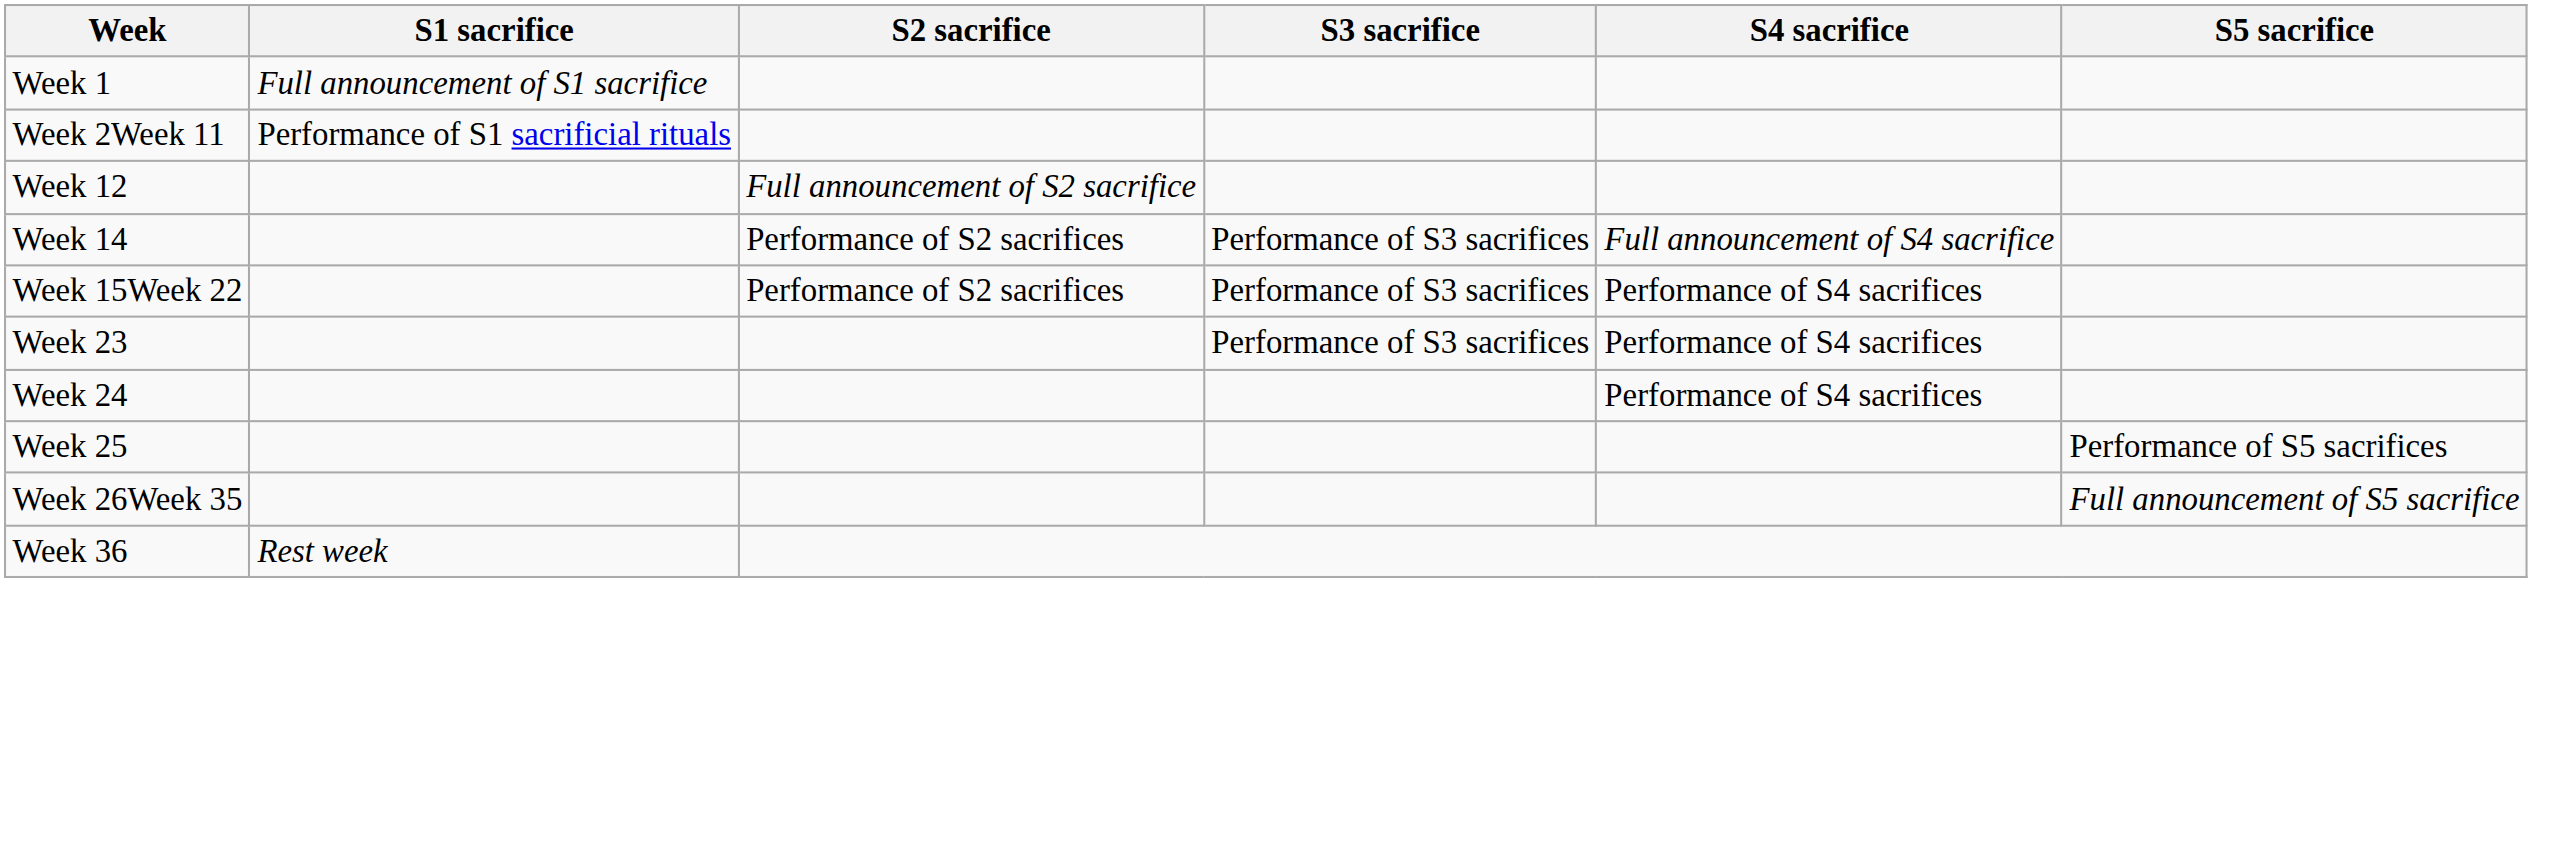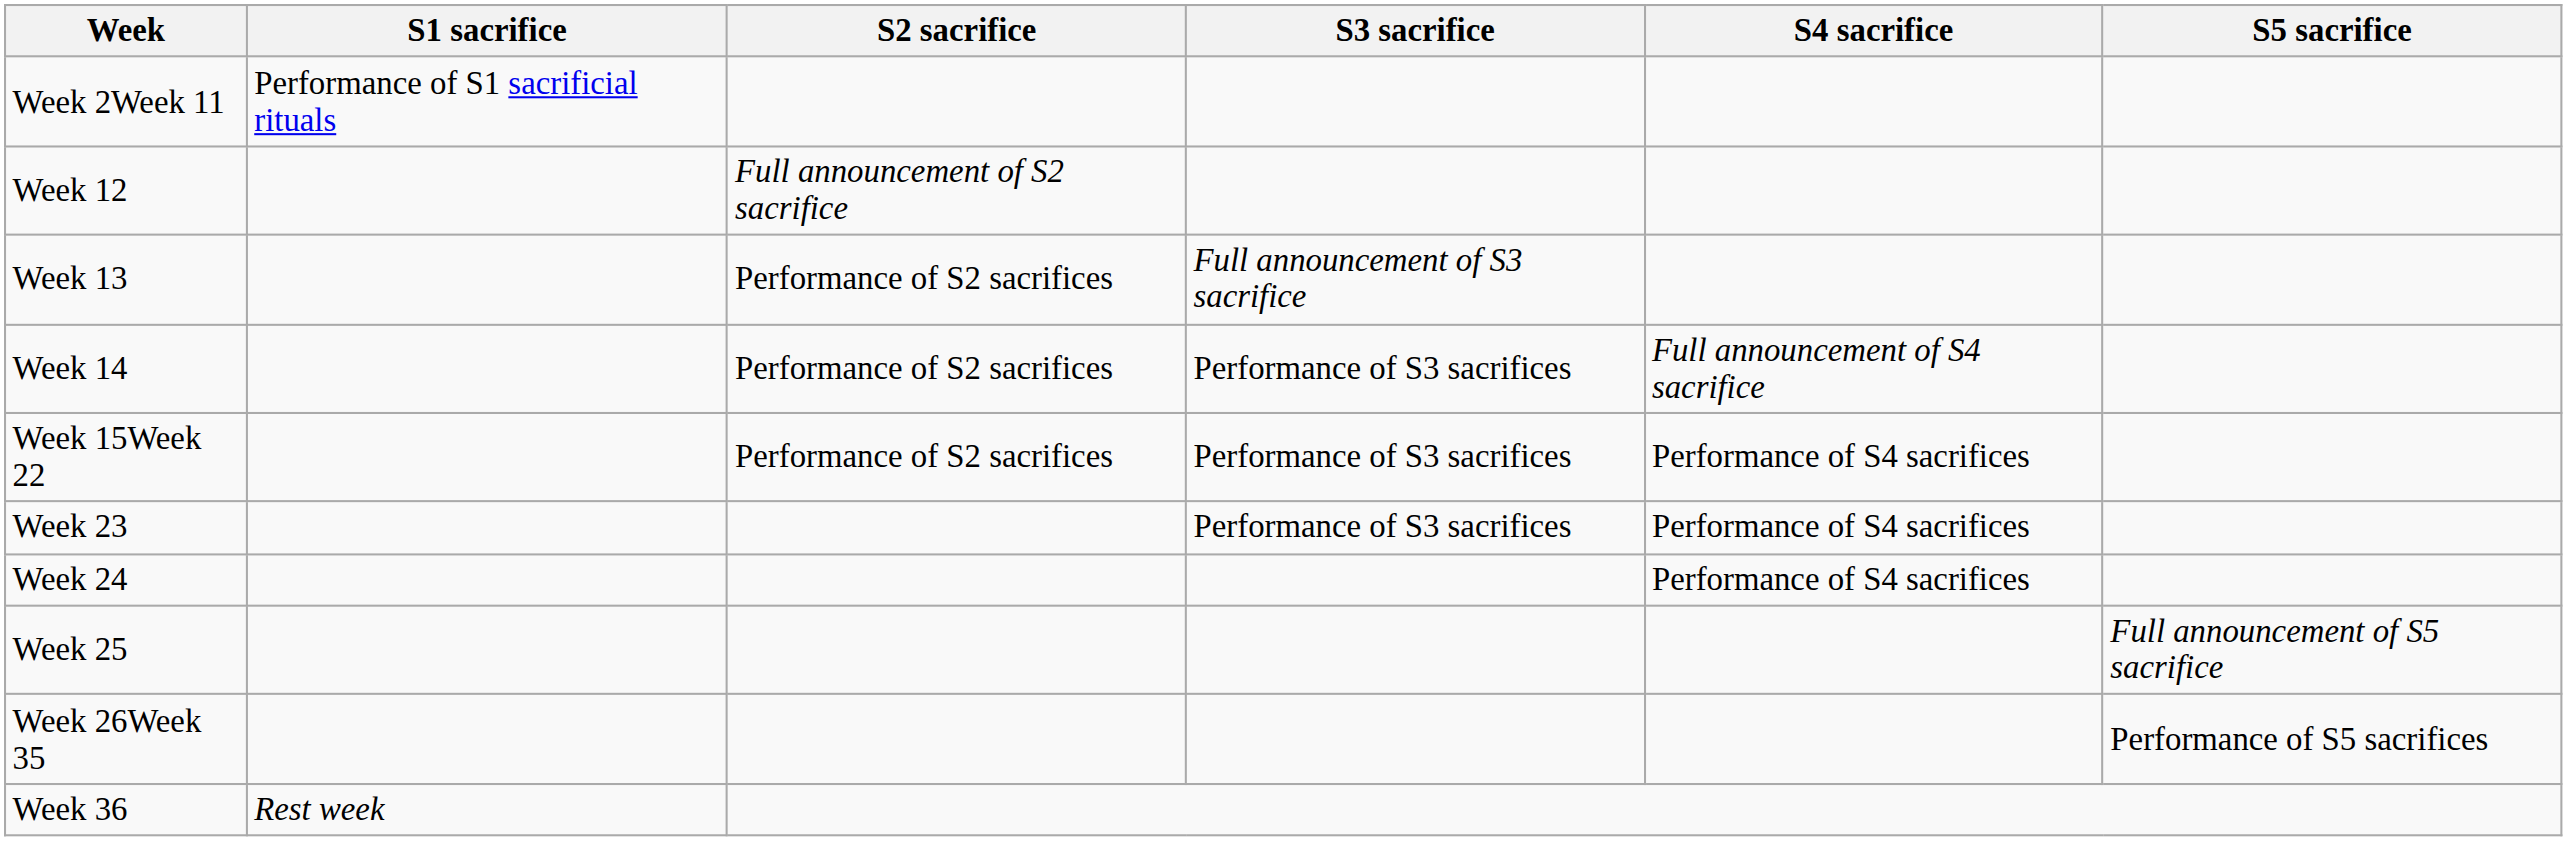- row: (62, 82)
+ row: (70, 278)
(2258, 446) Performance of S5 sacrifices -> (2275, 649) Full announcement of S5 sacrifice
(2294, 498) Full announcement of S5 sacrifice -> (2299, 738) Performance of S5 sacrifices
